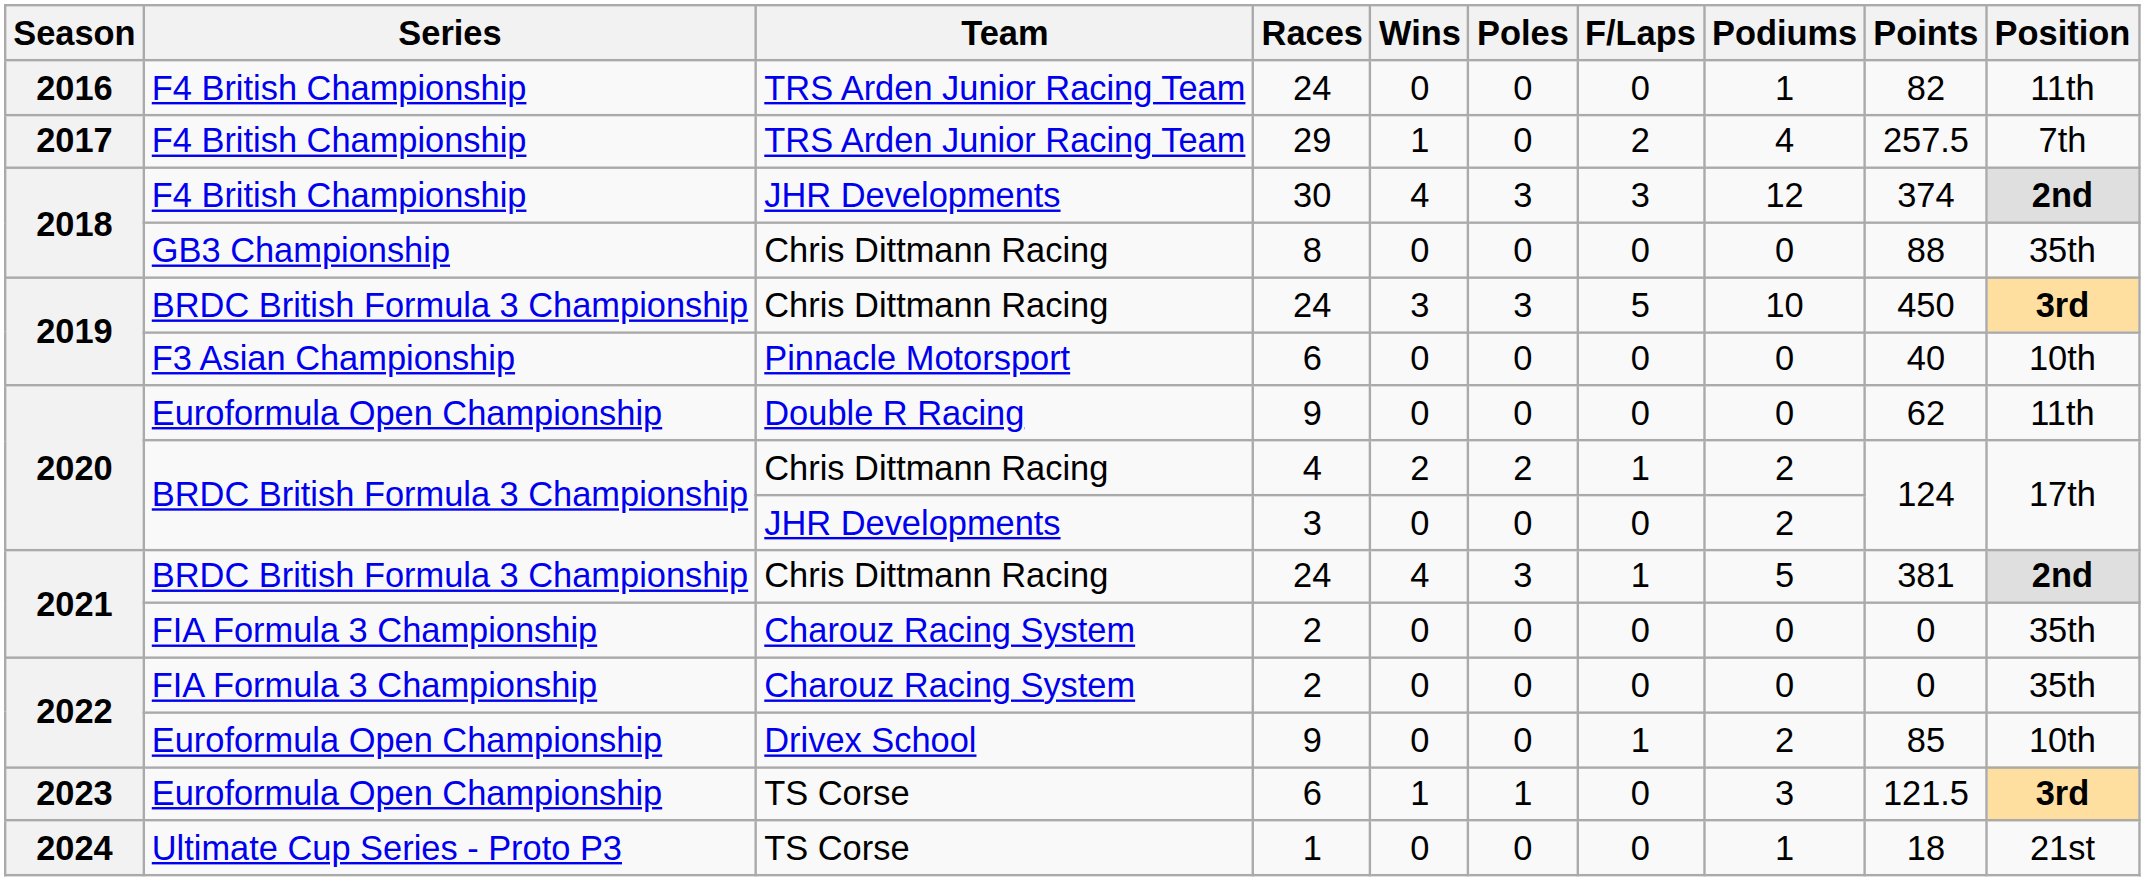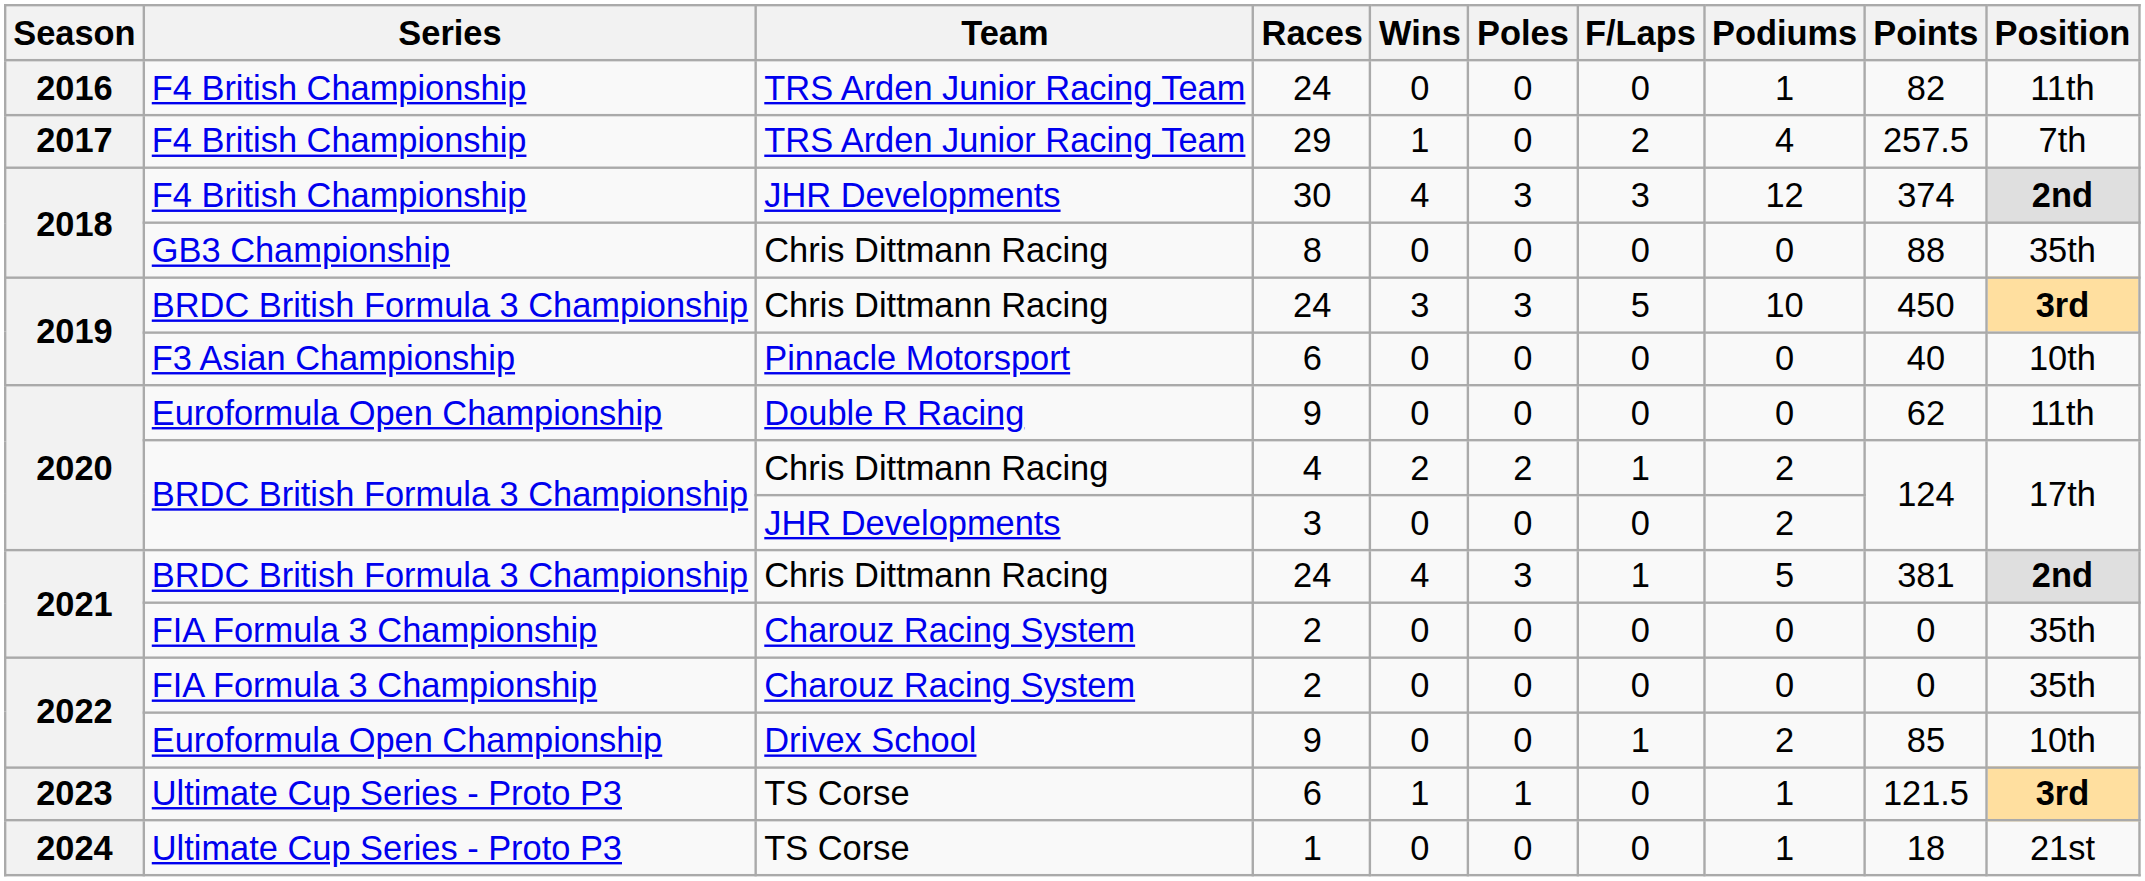(407, 794) Euroformula Open Championship -> (387, 794) Ultimate Cup Series - Proto P3
(1785, 794) 3 -> (1785, 794) 1
